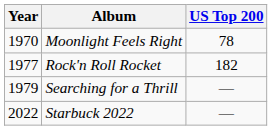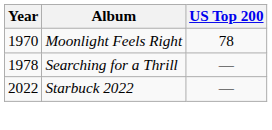- row: (103, 64)
(23, 88) 1979 -> (23, 64) 1978
